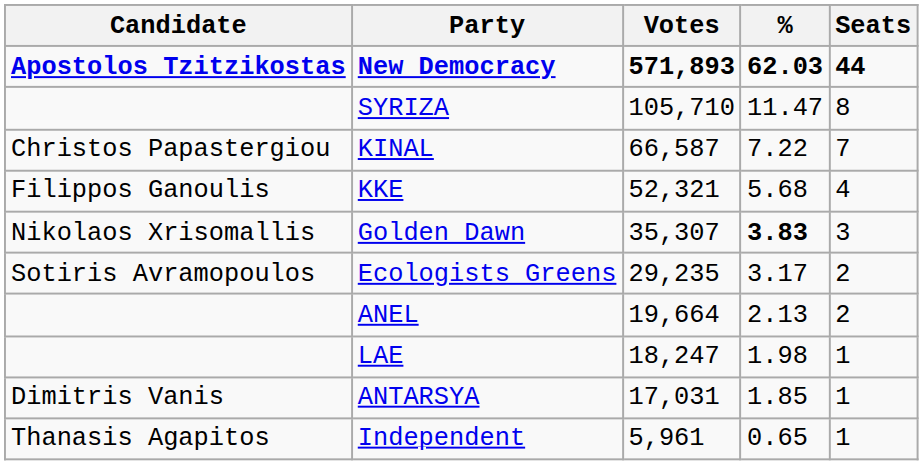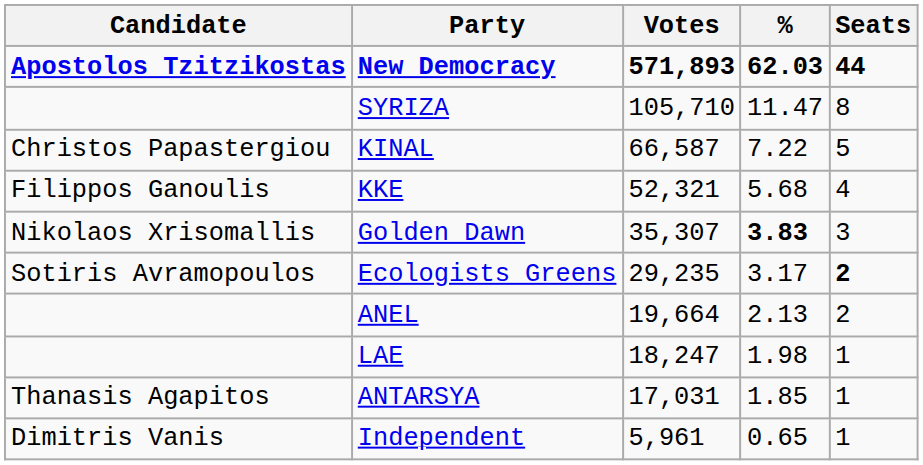(843, 150) 7 -> (843, 150) 5
(843, 274) normal -> (843, 274) bold
(117, 397) Dimitris Vanis -> (140, 397) Thanasis Agapitos
(140, 439) Thanasis Agapitos -> (117, 439) Dimitris Vanis
